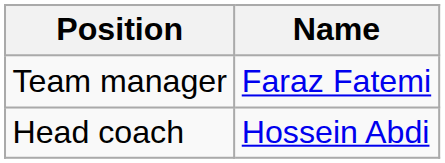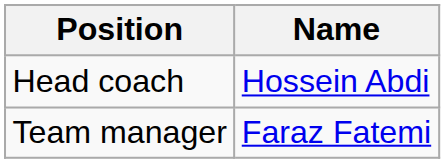rows swapped: (98, 132) <-> (120, 81)
